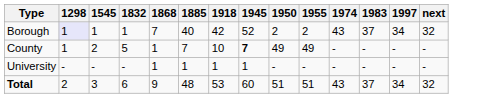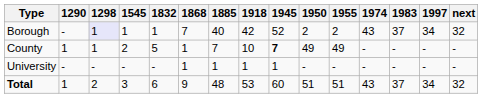+ column: (74, 13)
